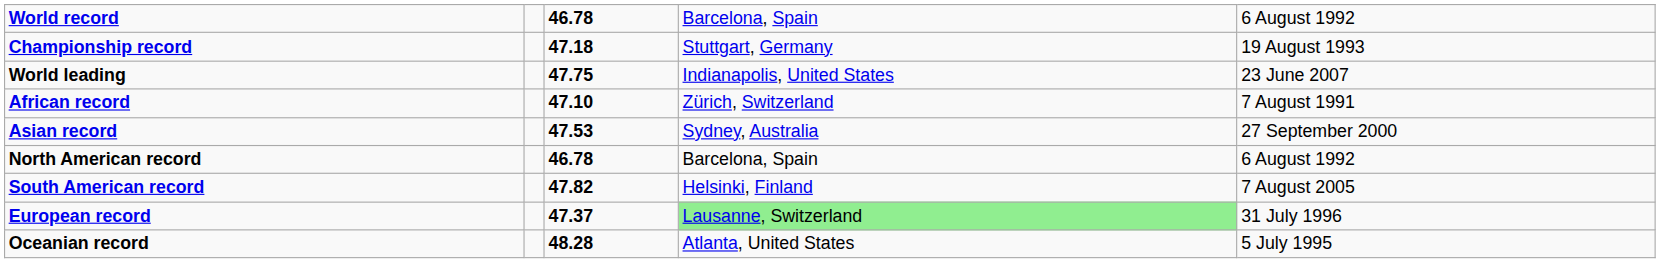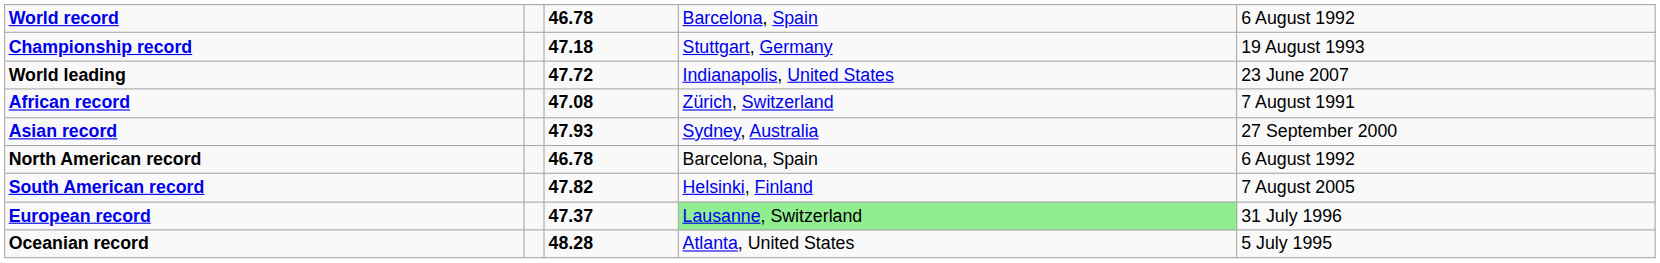(571, 74) 47.75 -> (571, 74) 47.72
(571, 103) 47.10 -> (571, 103) 47.08
(571, 131) 47.53 -> (571, 131) 47.93
